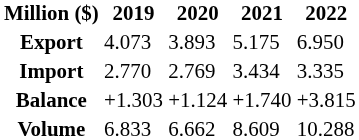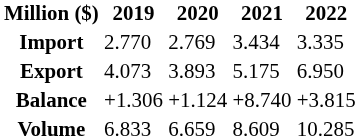rows swapped: (51, 42) <-> (51, 71)
(134, 100) +1.303 -> (134, 100) +1.306
(262, 100) +1.740 -> (262, 100) +8.740
(192, 128) 6.662 -> (192, 128) 6.659
(326, 128) 10.288 -> (326, 128) 10.285
